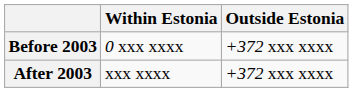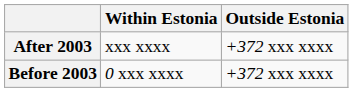rows swapped: (53, 45) <-> (53, 73)
